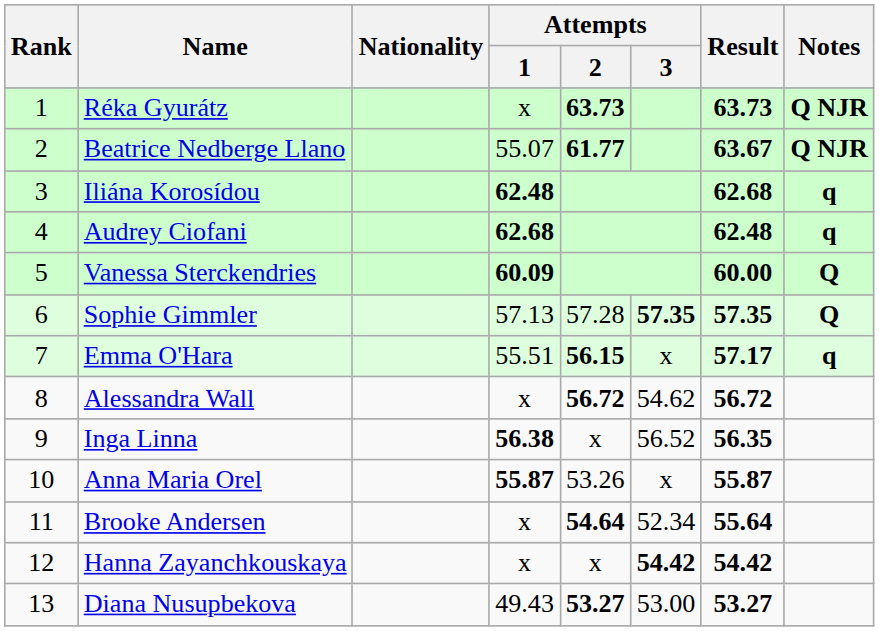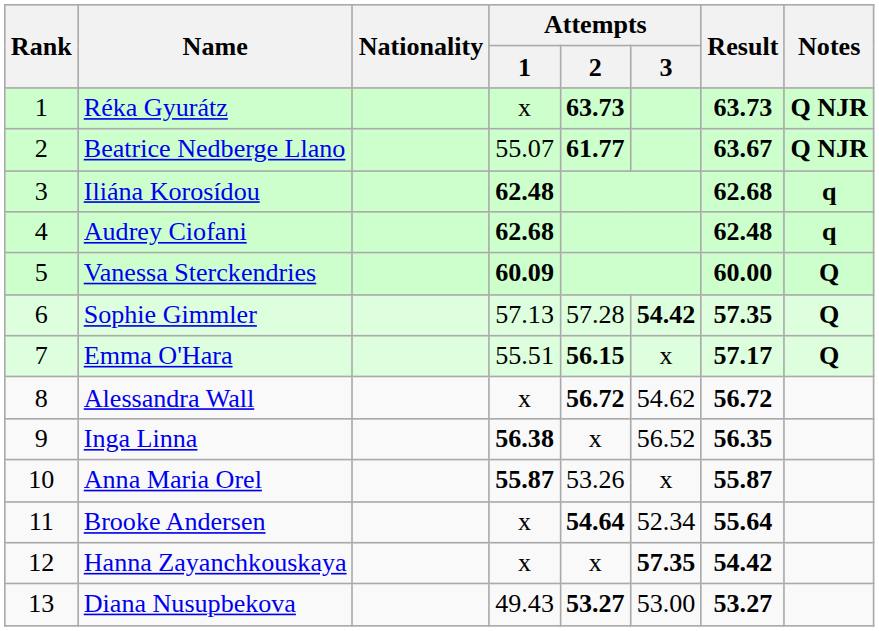(666, 314) 57.35 -> (666, 314) 54.42
(829, 356) q -> (829, 356) Q
(666, 562) 54.42 -> (666, 562) 57.35
